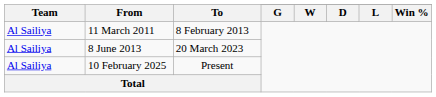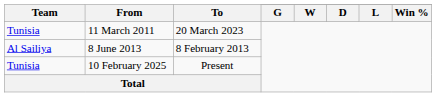(29, 30) Al Sailiya -> (23, 30) Tunisia
(212, 30) 8 February 2013 -> (209, 30) 20 March 2023
(209, 48) 20 March 2023 -> (212, 48) 8 February 2013
(29, 65) Al Sailiya -> (23, 65) Tunisia
